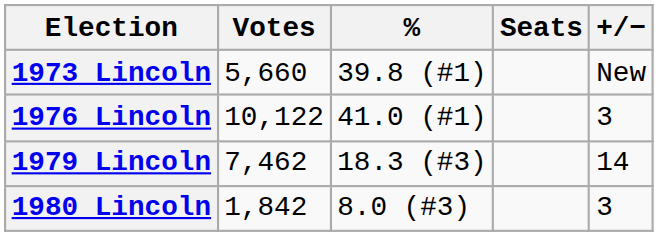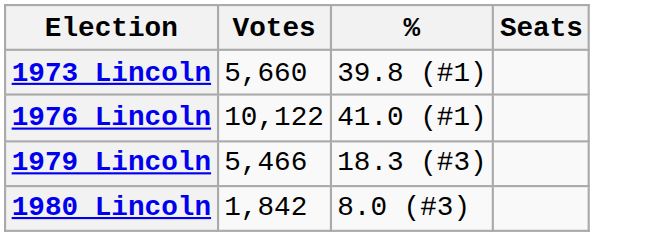- column: (621, 28)
(266, 163) 7,462 -> (266, 163) 5,466
